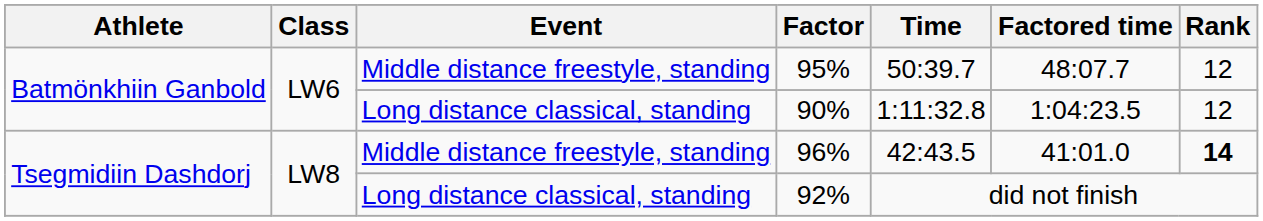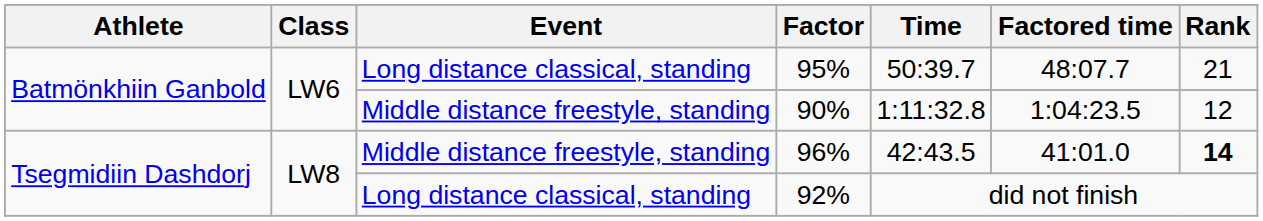(566, 68) Middle distance freestyle, standing -> (556, 68) Long distance classical, standing
(1218, 68) 12 -> (1218, 68) 21
(556, 111) Long distance classical, standing -> (566, 111) Middle distance freestyle, standing
